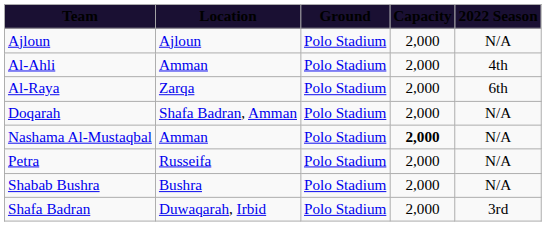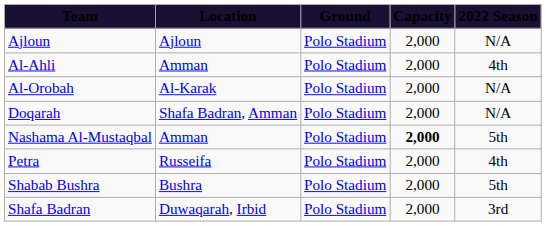+ row: (41, 88)
- row: (34, 88)
(498, 137) N/A -> (498, 137) 5th
(498, 161) N/A -> (498, 161) 4th
(498, 185) N/A -> (498, 185) 5th
